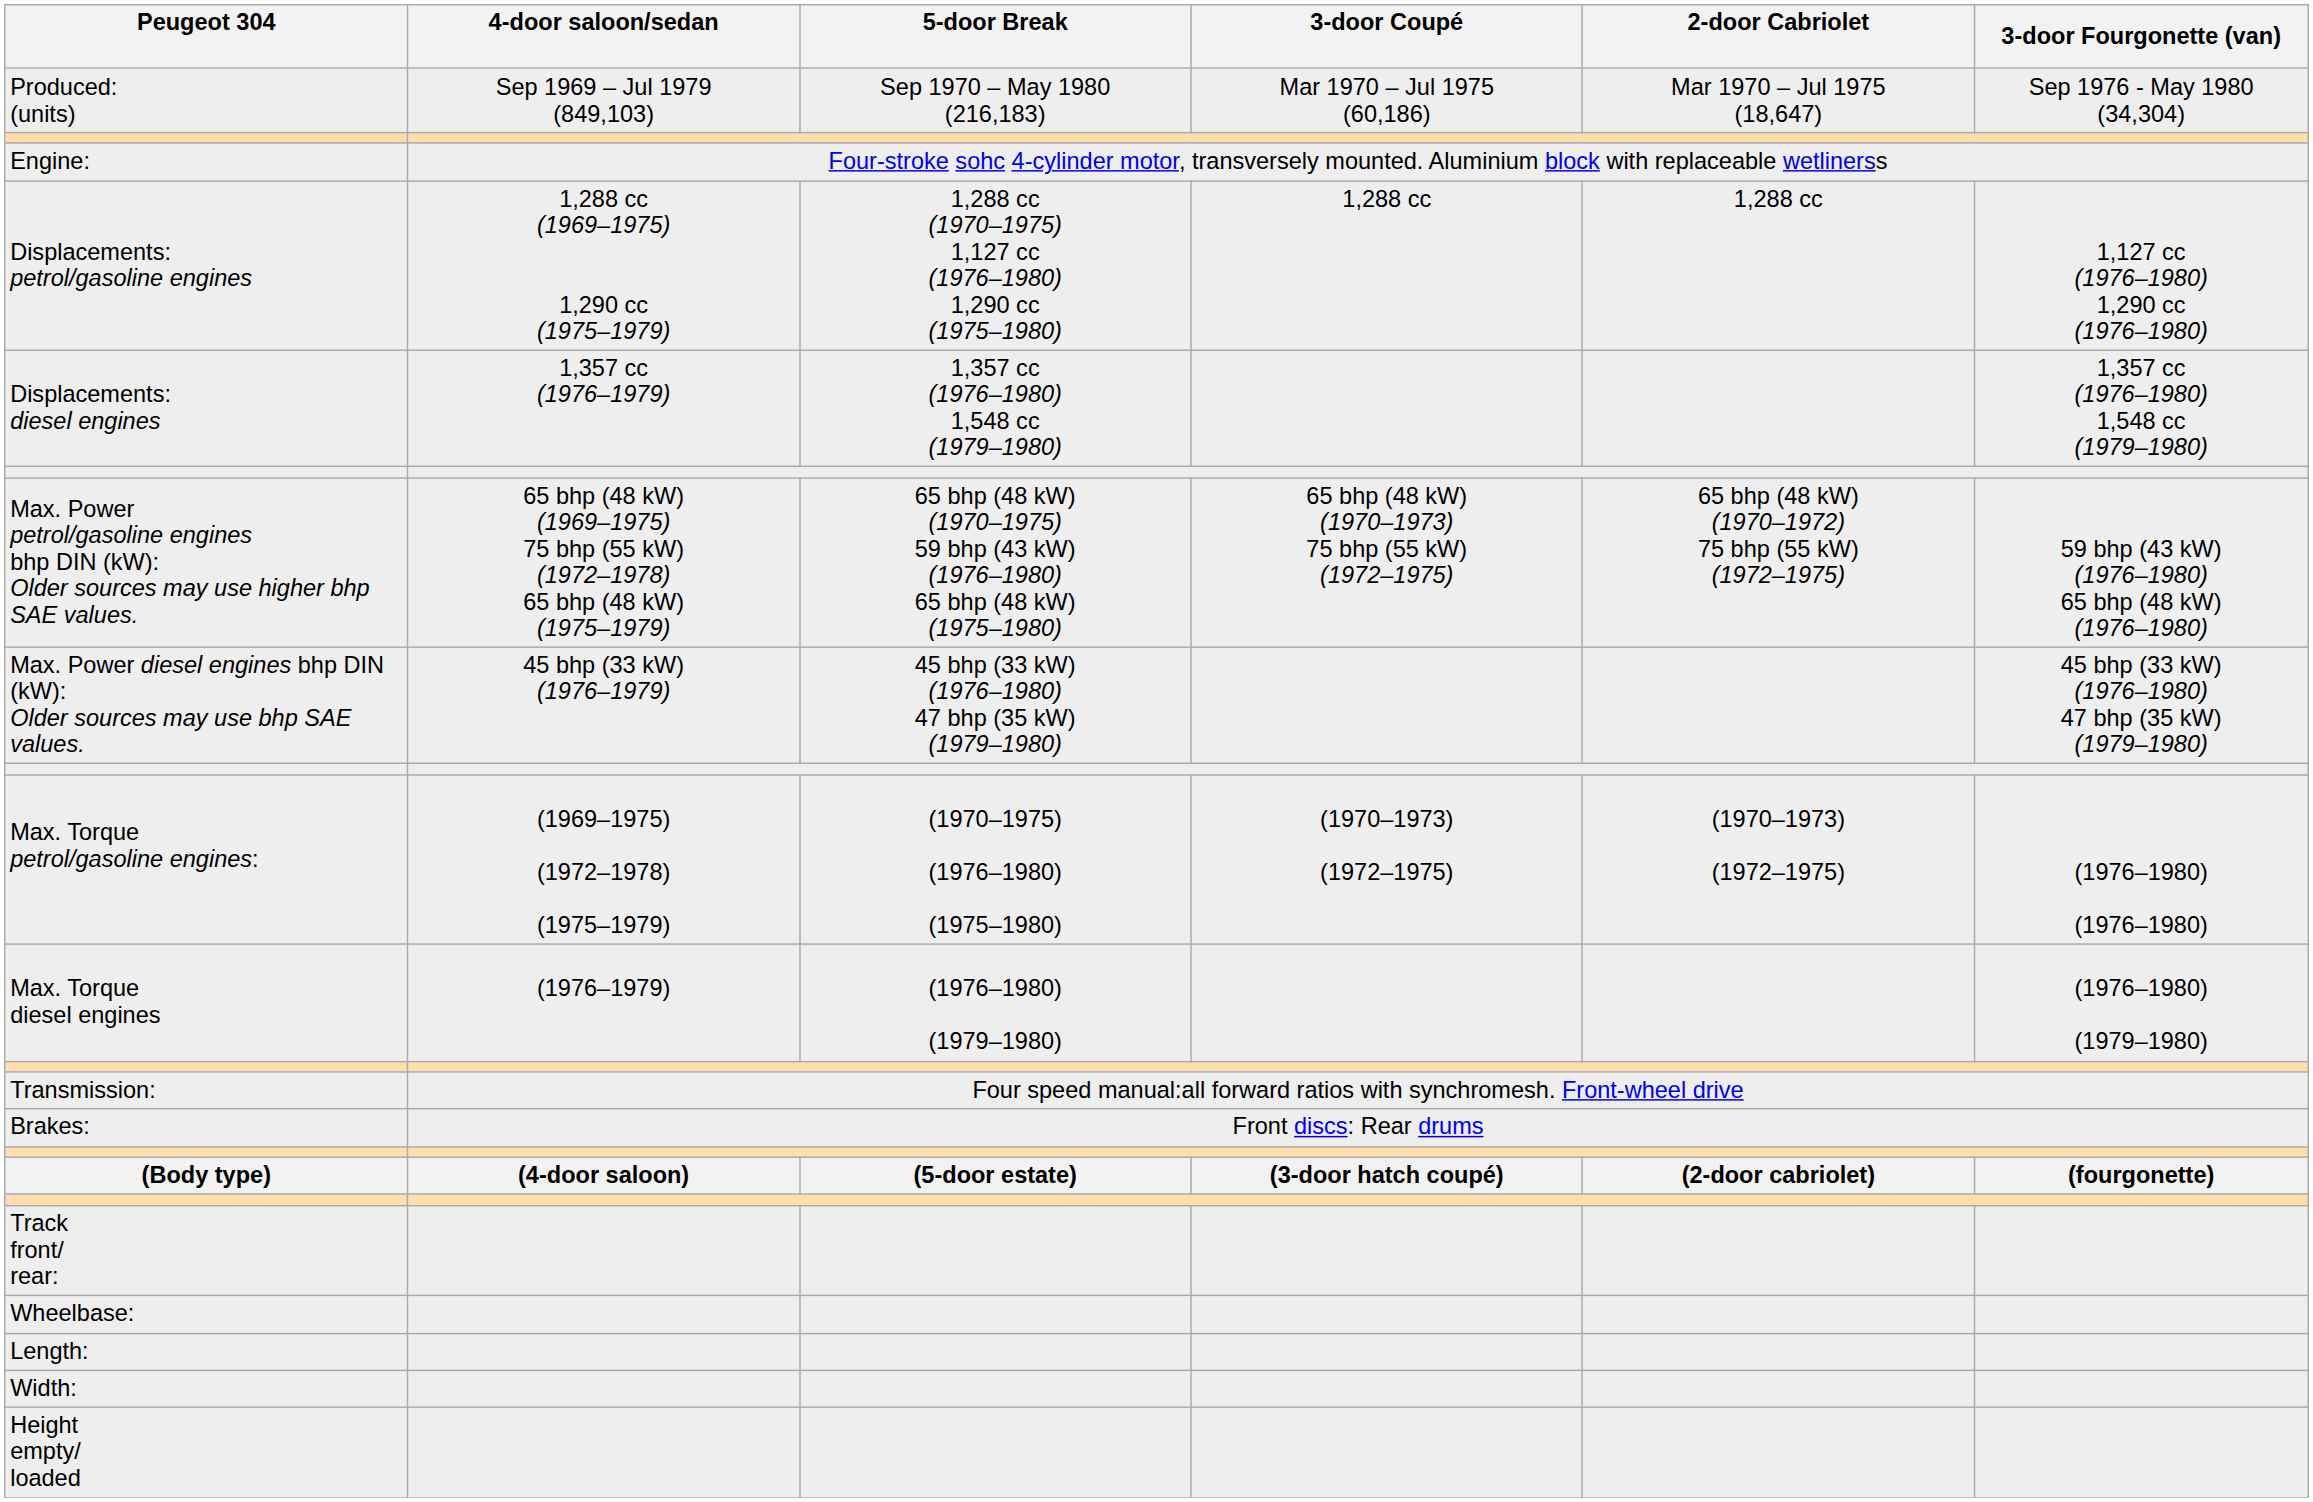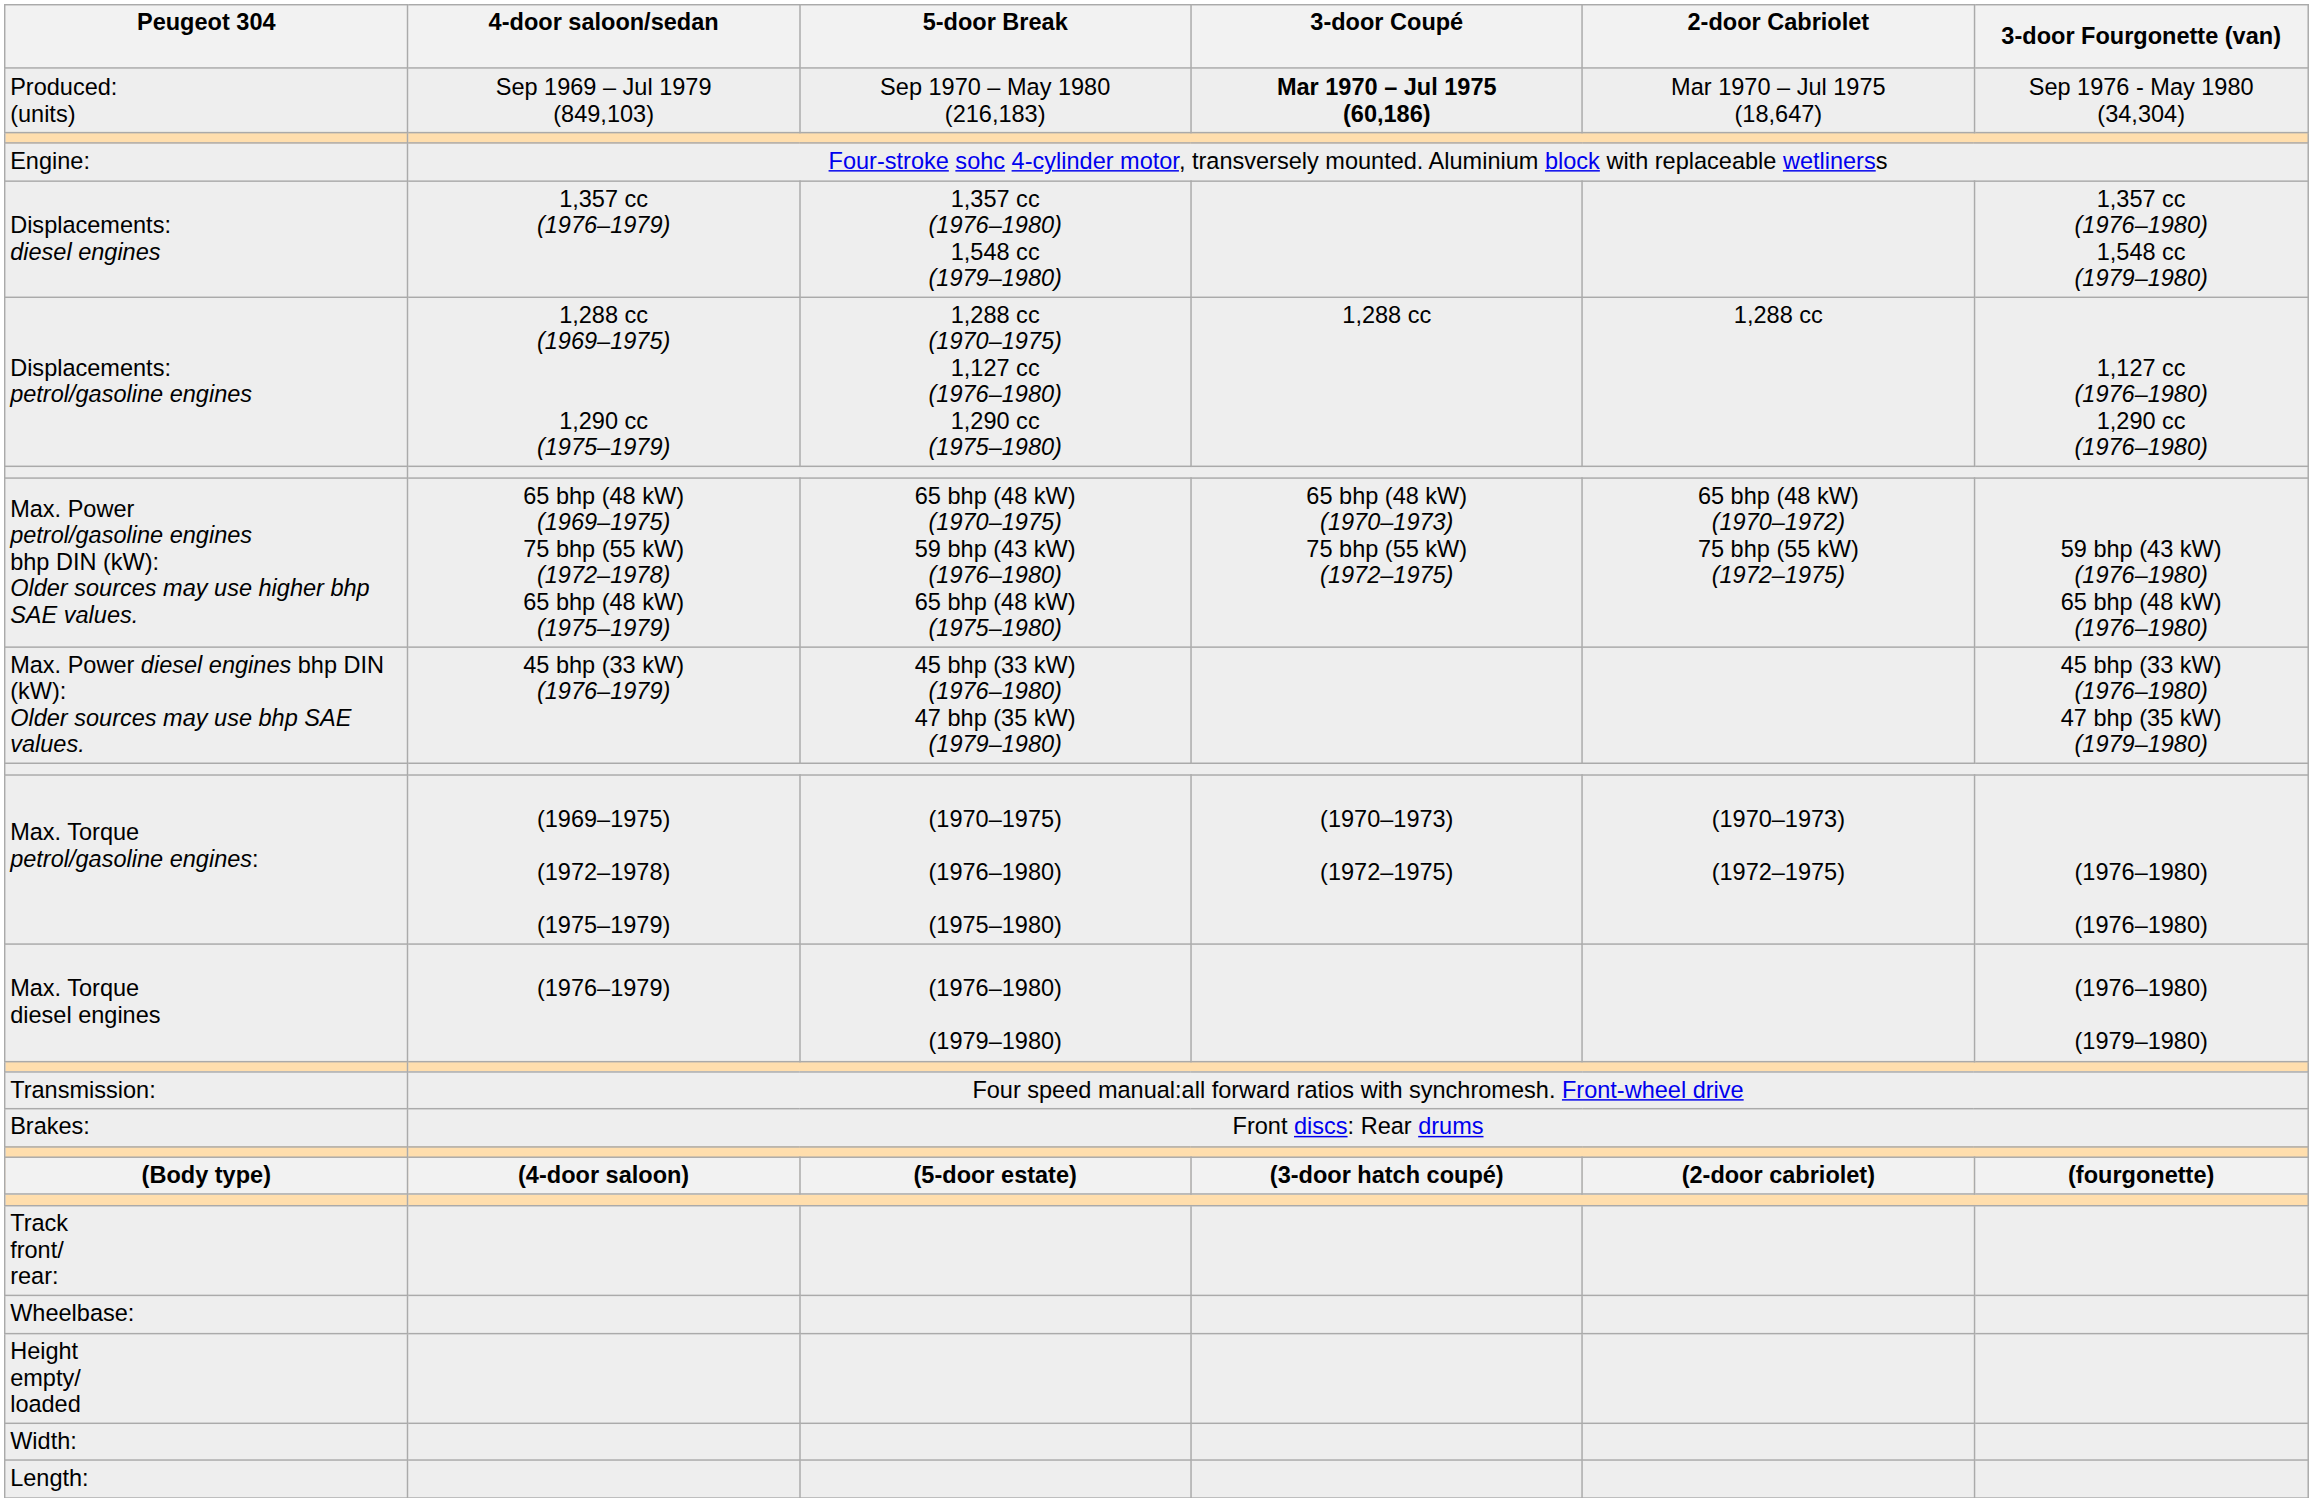(1387, 100) normal -> (1387, 100) bold
rows swapped: (138, 264) <-> (92, 408)
rows swapped: (53, 1351) <-> (45, 1452)
